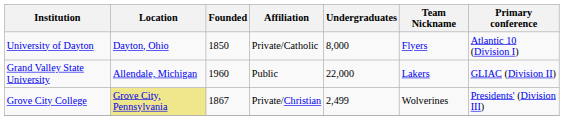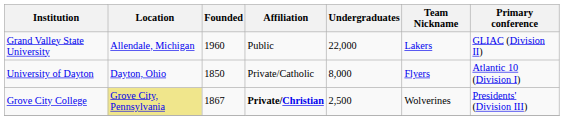rows swapped: (50, 46) <-> (45, 73)
(287, 101) normal -> (286, 101) bold
(337, 101) 2,499 -> (340, 101) 2,500
